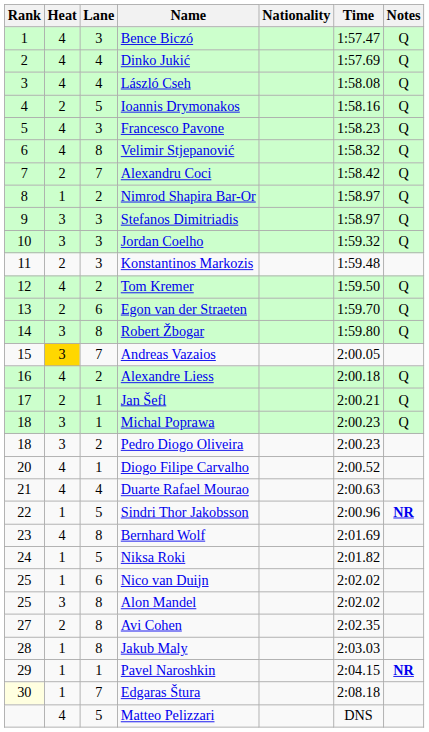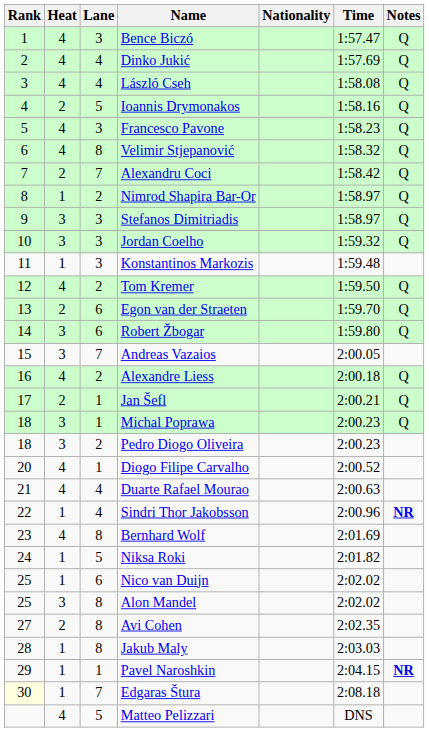(62, 264) 2 -> (62, 264) 1
(99, 331) 8 -> (99, 331) 6
(62, 354) gold background -> (62, 354) no background
(99, 512) 5 -> (99, 512) 4
